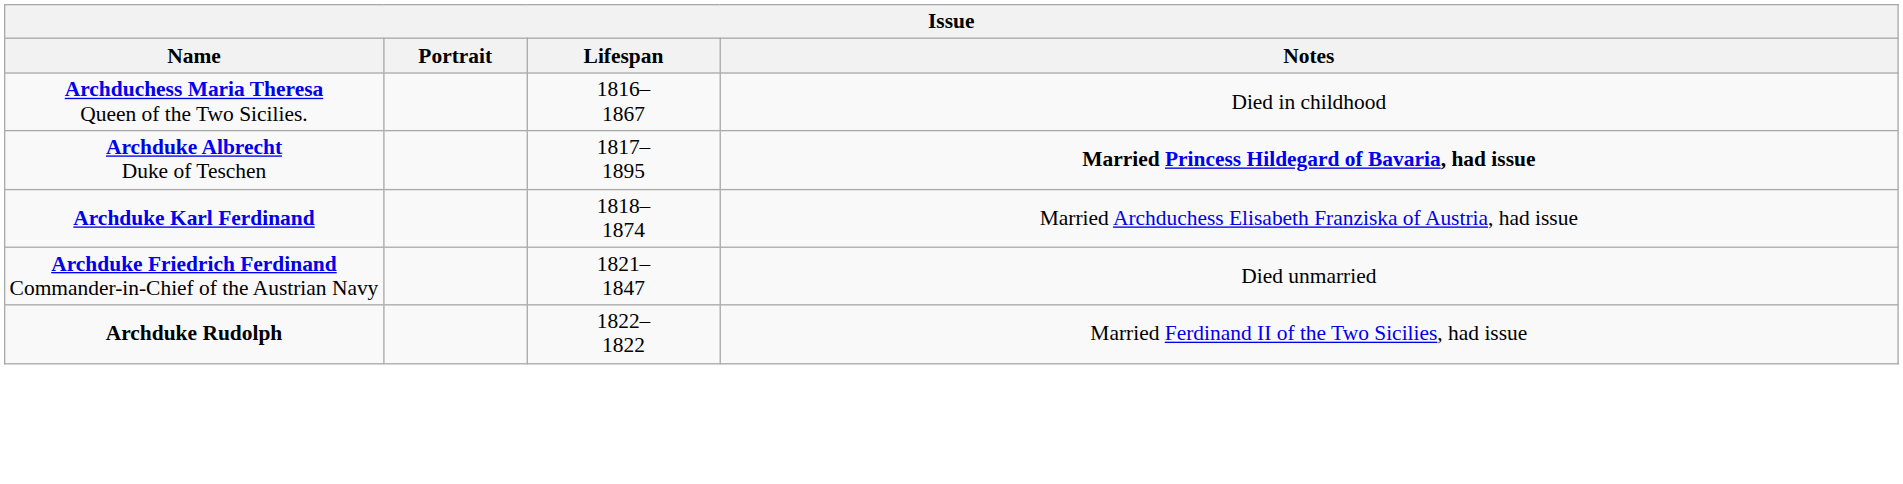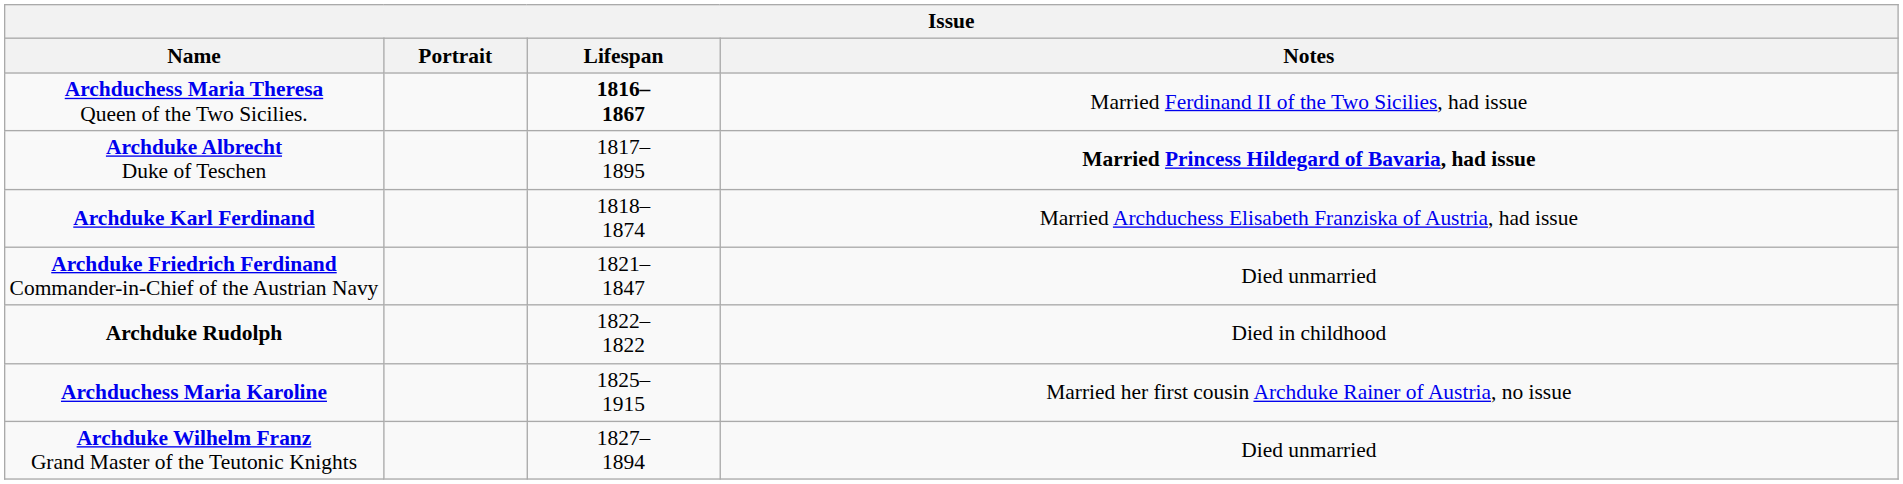(624, 101) normal -> (624, 101) bold
(1309, 101) Died in childhood -> (1309, 101) Married Ferdinand II of the Two Sicilies, had issue
(1309, 334) Married Ferdinand II of the Two Sicilies, had issue -> (1309, 334) Died in childhood
+ row: (194, 392)
+ row: (194, 450)
